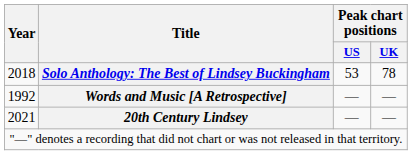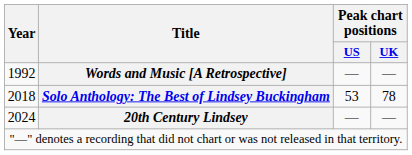rows swapped: (186, 96) <-> (186, 73)
(22, 118) 2021 -> (22, 118) 2024
